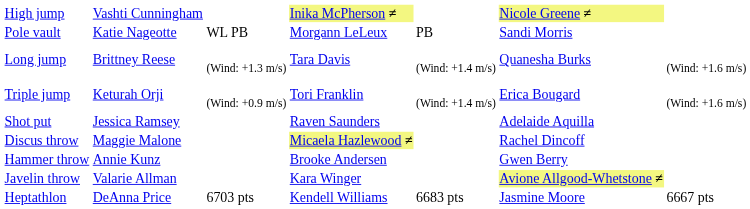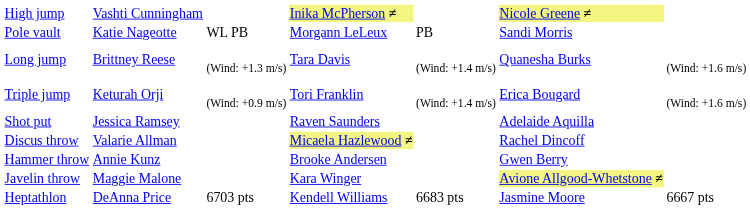(137, 140) Maggie Malone -> (135, 140) Valarie Allman
(135, 178) Valarie Allman -> (137, 178) Maggie Malone
